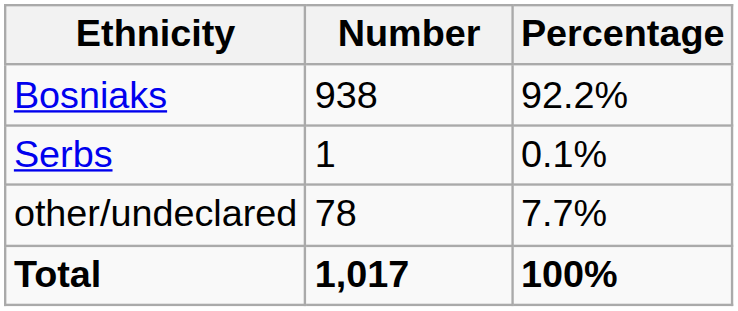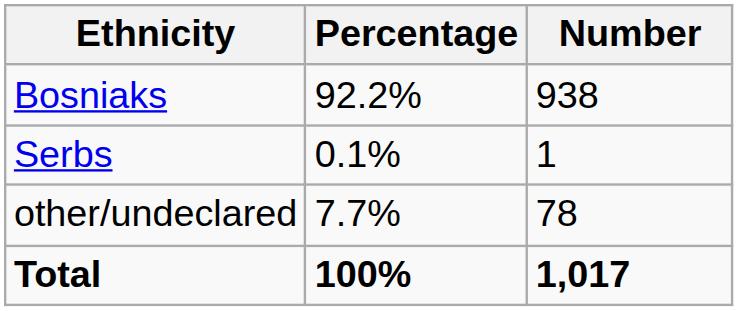columns swapped: (409, 34) <-> (623, 34)
